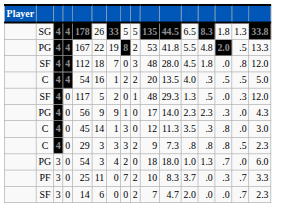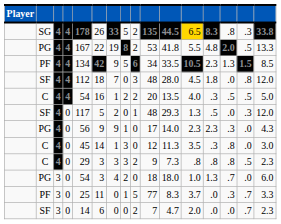(135, 31) 5 -> (135, 31) 2
(190, 31) no background -> (195, 31) gold background
(224, 31) 1.8 -> (231, 31) .8
(240, 31) 1.3 -> (248, 31) .3
+ row: (45, 64)
(126, 178) 7 -> (126, 194) 1
(135, 178) 2 -> (135, 194) 5
(152, 178) 10 -> (152, 194) 77
